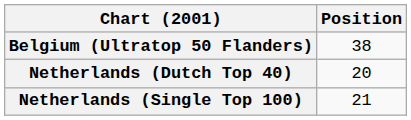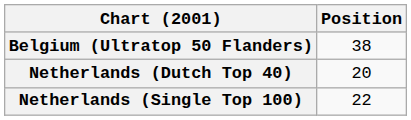(362, 101) 21 -> (362, 101) 22
